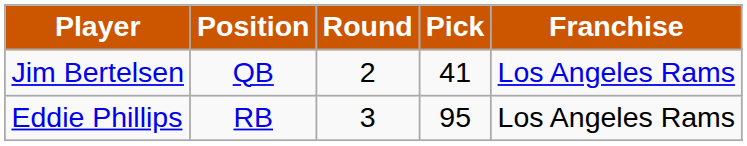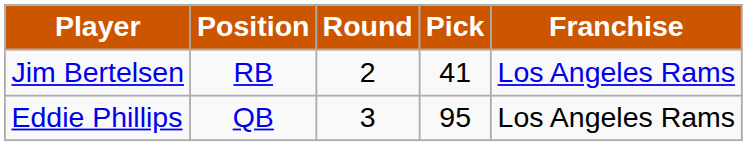(253, 72) QB -> (253, 72) RB
(253, 117) RB -> (253, 117) QB
